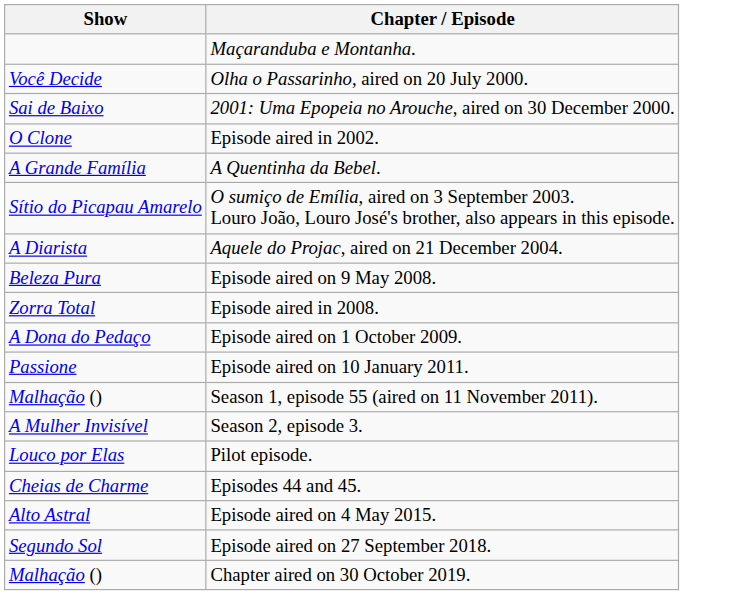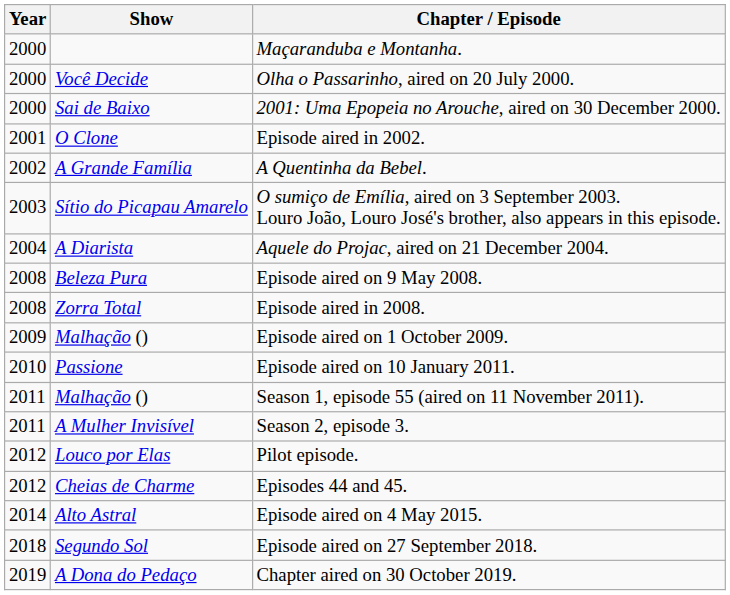+ column: (28, 19)
(80, 337) A Dona do Pedaço -> (101, 337) Malhação ()
(55, 574) Malhação () -> (126, 574) A Dona do Pedaço
